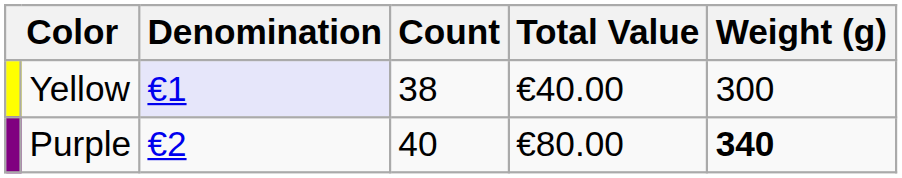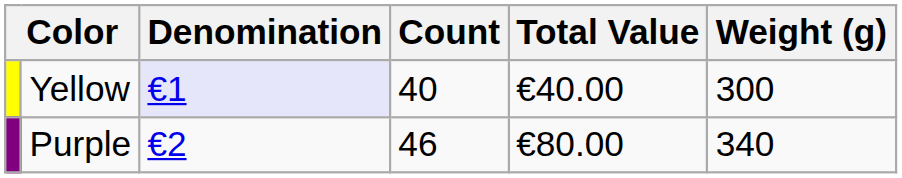(418, 88) 38 -> (418, 88) 40
(418, 144) 40 -> (418, 144) 46
(745, 144) bold -> (745, 144) normal
